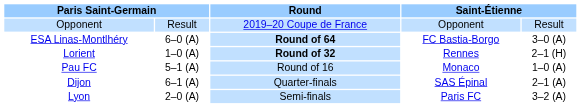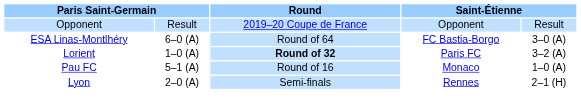(305, 39) bold -> (305, 39) normal
(461, 53) Rennes -> (461, 53) Paris FC
(549, 53) 2–1 (H) -> (549, 53) 3–2 (A)
- row: (79, 82)
(461, 96) Paris FC -> (461, 82) Rennes
(549, 96) 3–2 (A) -> (549, 82) 2–1 (H)
